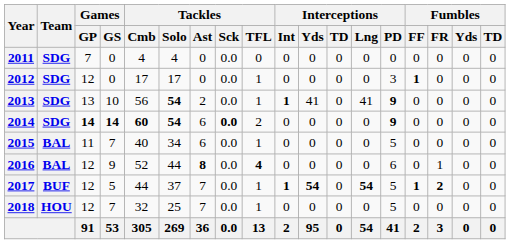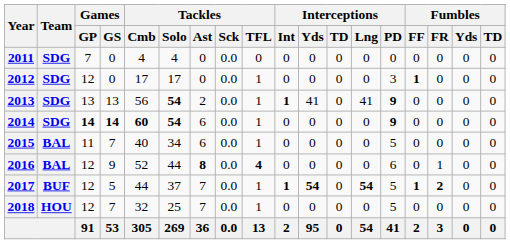(112, 100) 10 -> (112, 100) 13
(229, 121) bold -> (229, 121) normal
(259, 121) 2 -> (259, 121) 1
